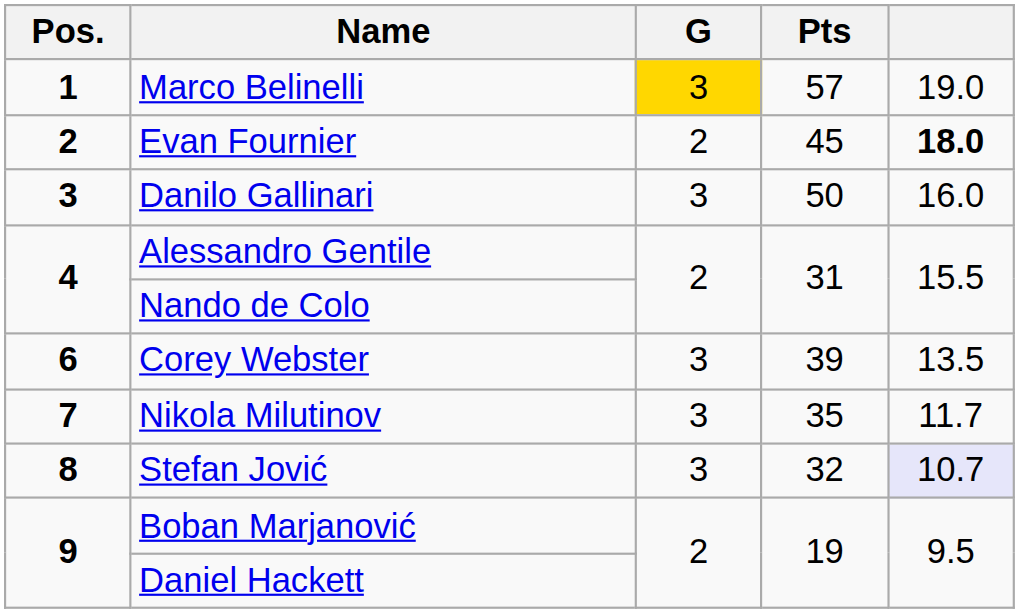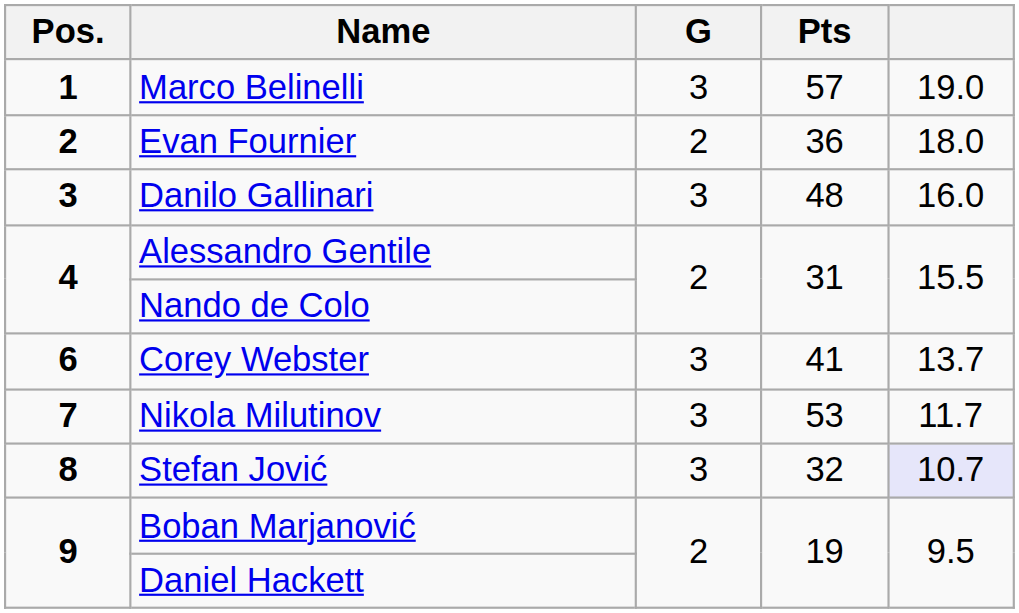(699, 86) gold background -> (699, 86) no background
(825, 141) 45 -> (825, 141) 36
(951, 141) bold -> (951, 141) normal
(825, 196) 50 -> (825, 196) 48
(825, 360) 39 -> (825, 360) 41
(951, 360) 13.5 -> (951, 360) 13.7
(825, 415) 35 -> (825, 415) 53
